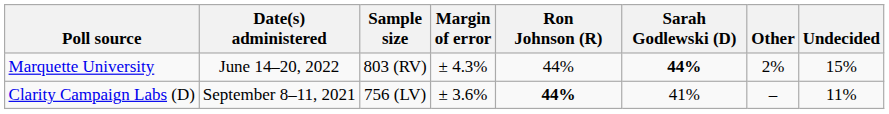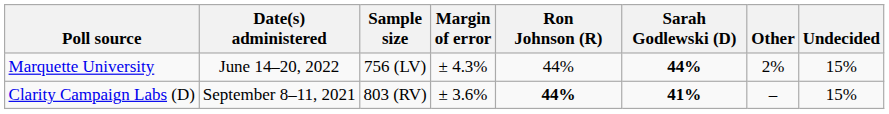(395, 66) 803 (RV) -> (395, 66) 756 (LV)
(395, 95) 756 (LV) -> (395, 95) 803 (RV)
(684, 95) normal -> (684, 95) bold
(841, 95) 11% -> (841, 95) 15%
